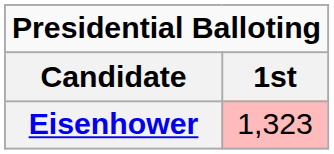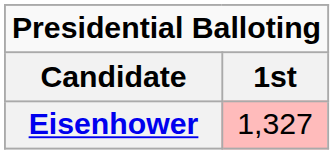(275, 124) 1,323 -> (275, 124) 1,327
